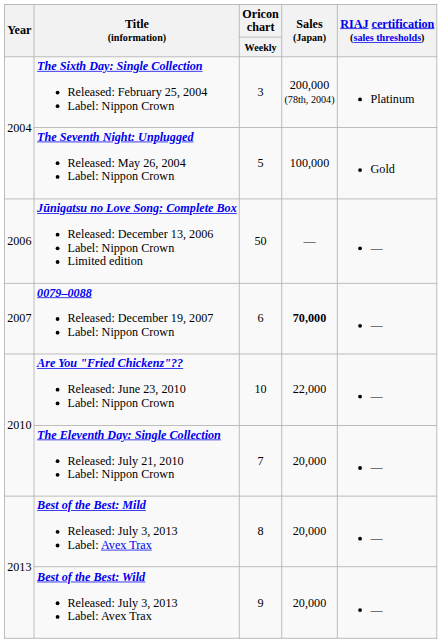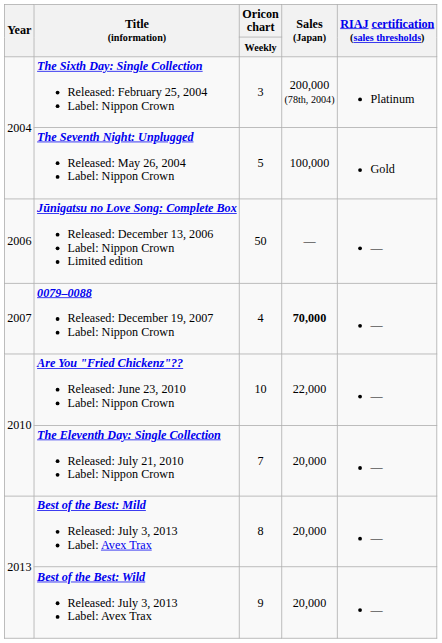(261, 318) 6 -> (261, 318) 4
